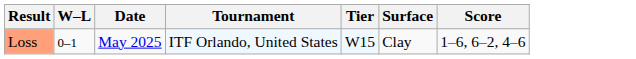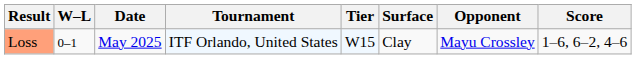+ column: (487, 16)
